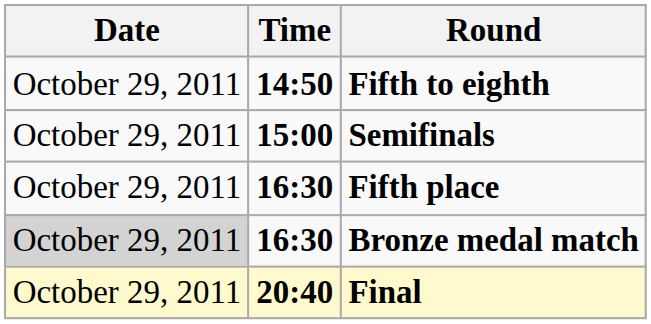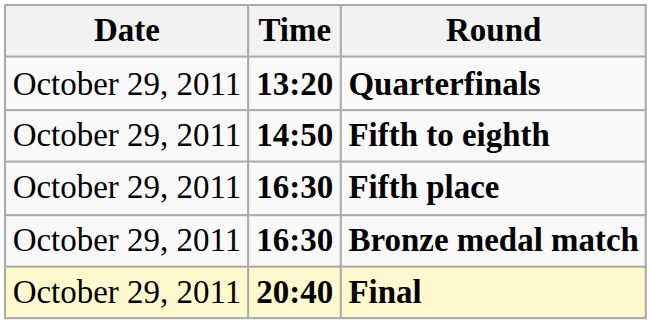+ row: (445, 82)
- row: (422, 135)
(127, 239) lightgrey background -> (127, 239) no background
